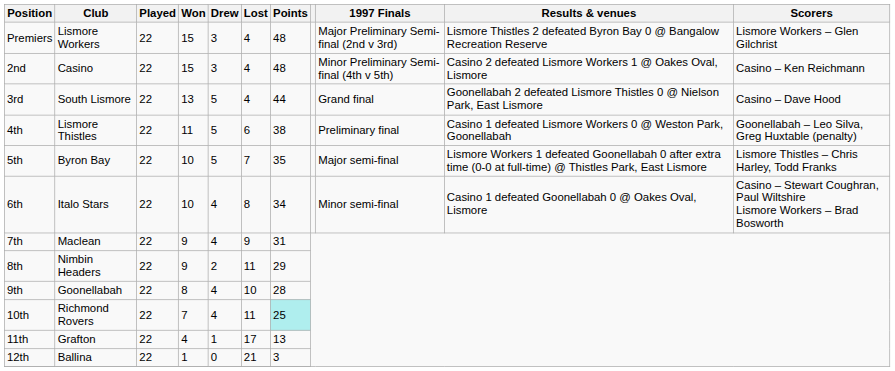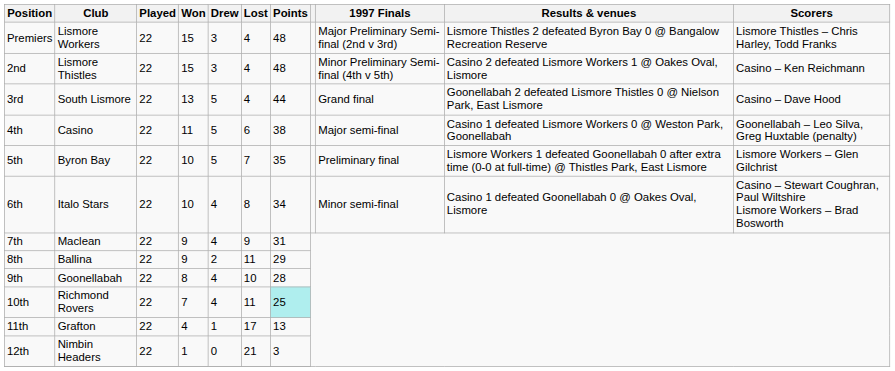(797, 37) Lismore Workers – Glen Gilchrist -> (797, 37) Lismore Thistles – Chris Harley, Todd Franks
(75, 68) Casino -> (78, 68) Lismore Thistles
(78, 130) Lismore Thistles -> (75, 130) Casino
(359, 130) Preliminary final -> (358, 130) Major semi-final
(358, 161) Major semi-final -> (359, 161) Preliminary final
(797, 161) Lismore Thistles – Chris Harley, Todd Franks -> (797, 161) Lismore Workers – Glen Gilchrist
(79, 266) Nimbin Headers -> (75, 259) Ballina
(75, 357) Ballina -> (79, 351) Nimbin Headers
